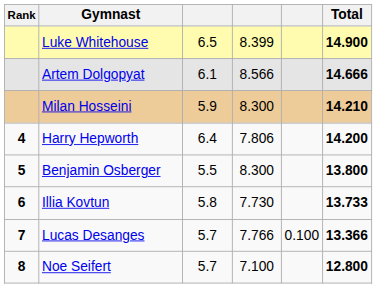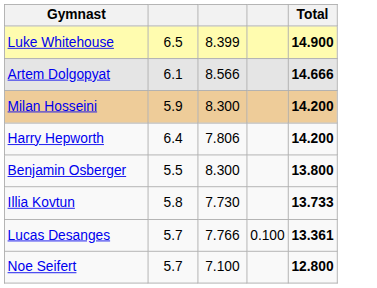- column: (22, 16)
(347, 106) 14.210 -> (313, 106) 14.200
(347, 235) 13.366 -> (313, 235) 13.361
